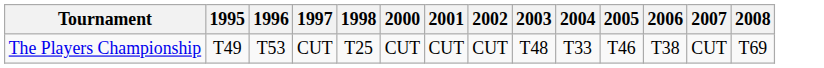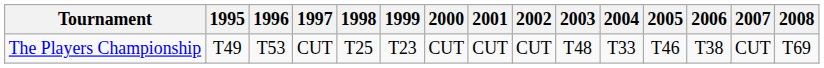+ column: (402, 19)
